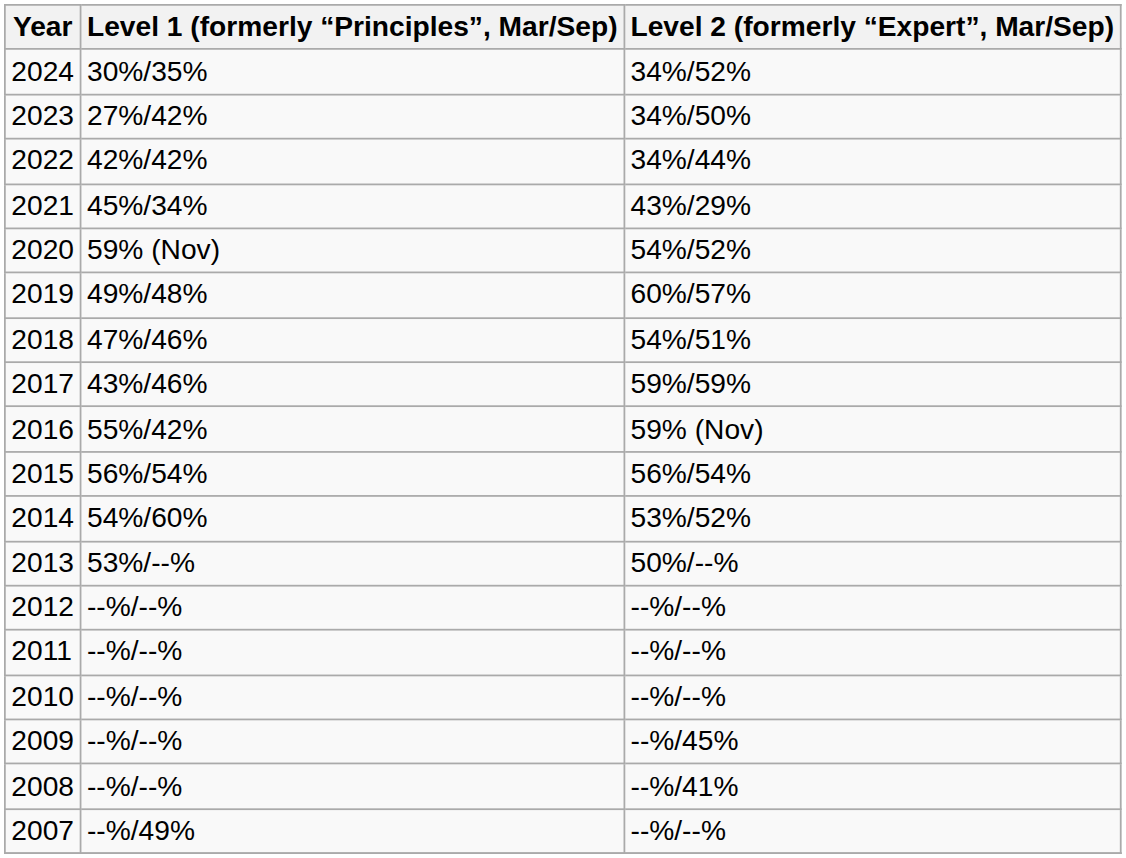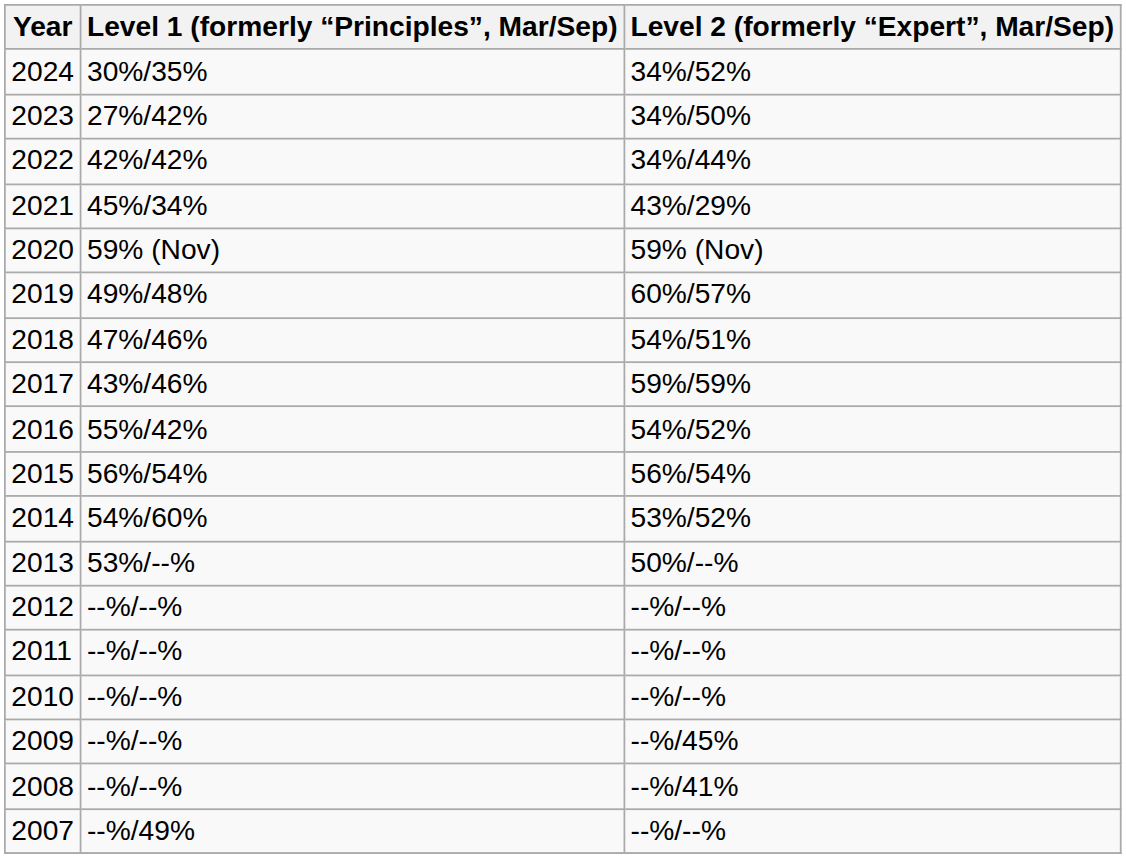(691, 250) 54%/52% -> (697, 250) 59% (Nov)
(697, 428) 59% (Nov) -> (691, 428) 54%/52%
